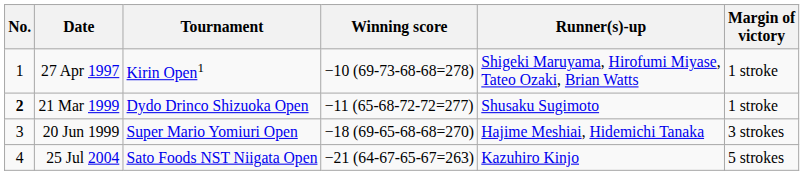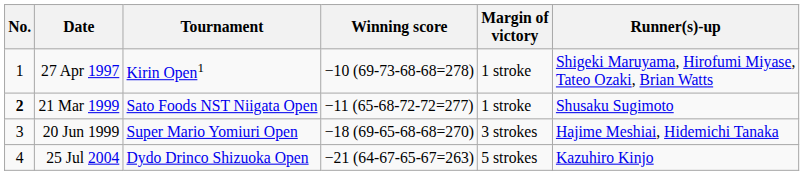columns swapped: (762, 26) <-> (601, 26)
(218, 106) Dydo Drinco Shizuoka Open -> (222, 106) Sato Foods NST Niigata Open
(222, 157) Sato Foods NST Niigata Open -> (218, 157) Dydo Drinco Shizuoka Open
